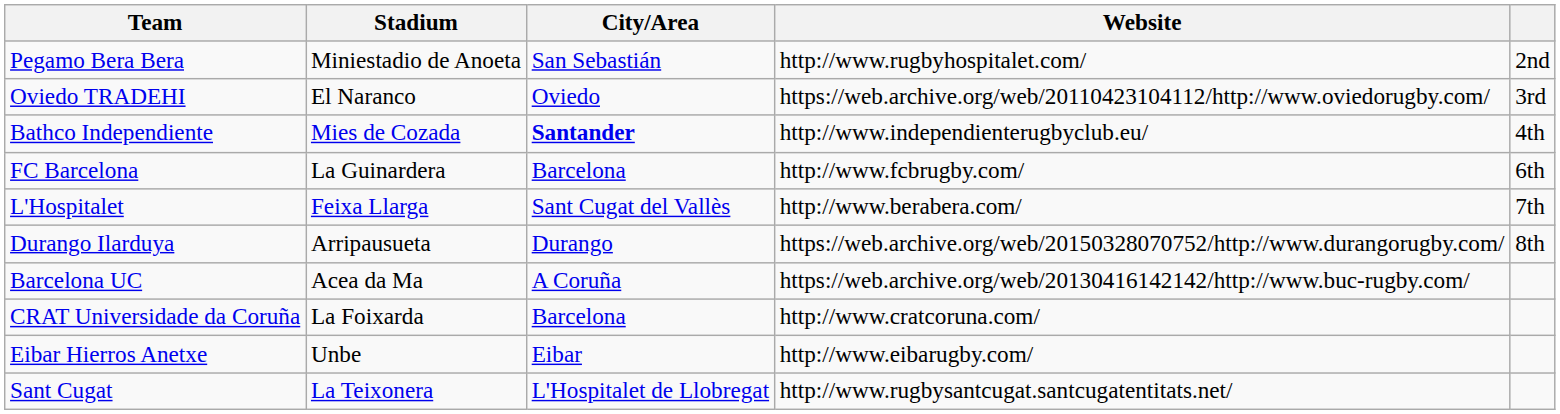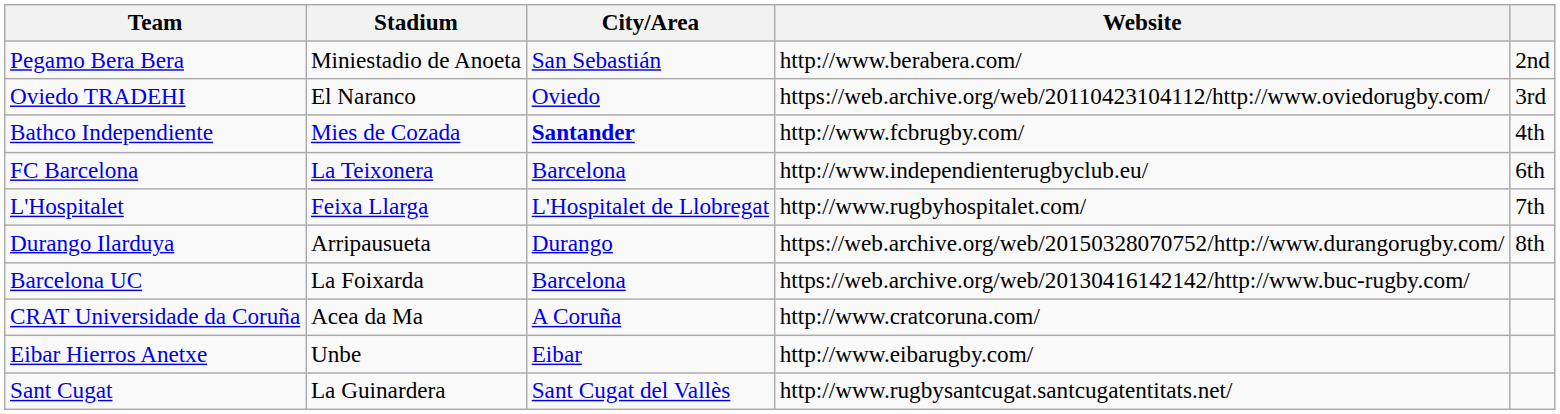(933, 59) http://www.rugbyhospitalet.com/ -> (901, 59) http://www.berabera.com/
(964, 133) http://www.independienterugbyclub.eu/ -> (902, 133) http://www.fcbrugby.com/
(378, 170) La Guinardera -> (372, 170) La Teixonera
(902, 170) http://www.fcbrugby.com/ -> (964, 170) http://www.independienterugbyclub.eu/
(631, 206) Sant Cugat del Vallès -> (650, 206) L'Hospitalet de Llobregat
(901, 206) http://www.berabera.com/ -> (933, 206) http://www.rugbyhospitalet.com/
(367, 280) Acea da Ma -> (367, 280) La Foixarda
(576, 280) A Coruña -> (579, 280) Barcelona
(367, 317) La Foixarda -> (367, 317) Acea da Ma
(579, 317) Barcelona -> (576, 317) A Coruña
(372, 390) La Teixonera -> (378, 390) La Guinardera
(650, 390) L'Hospitalet de Llobregat -> (631, 390) Sant Cugat del Vallès
